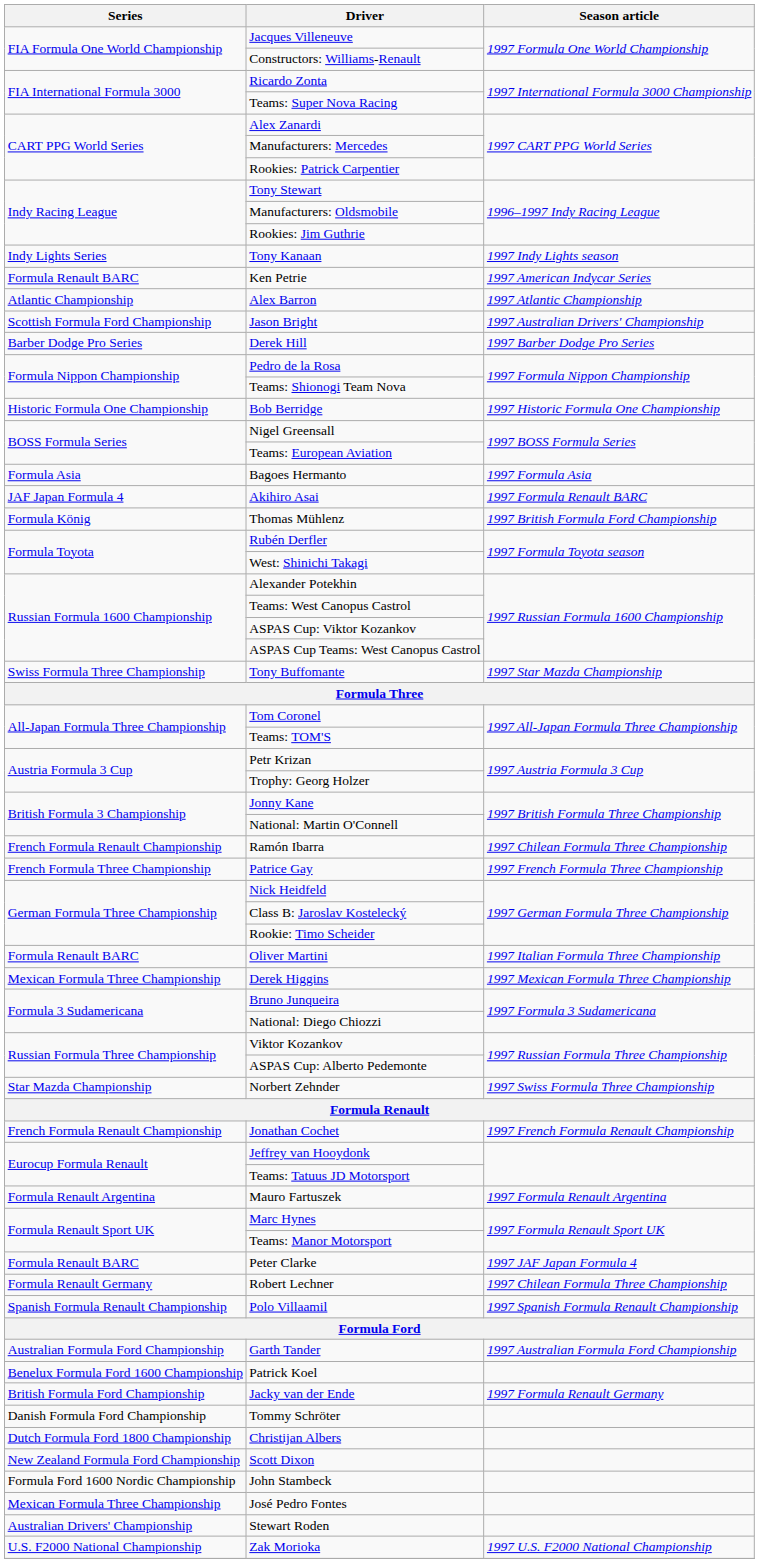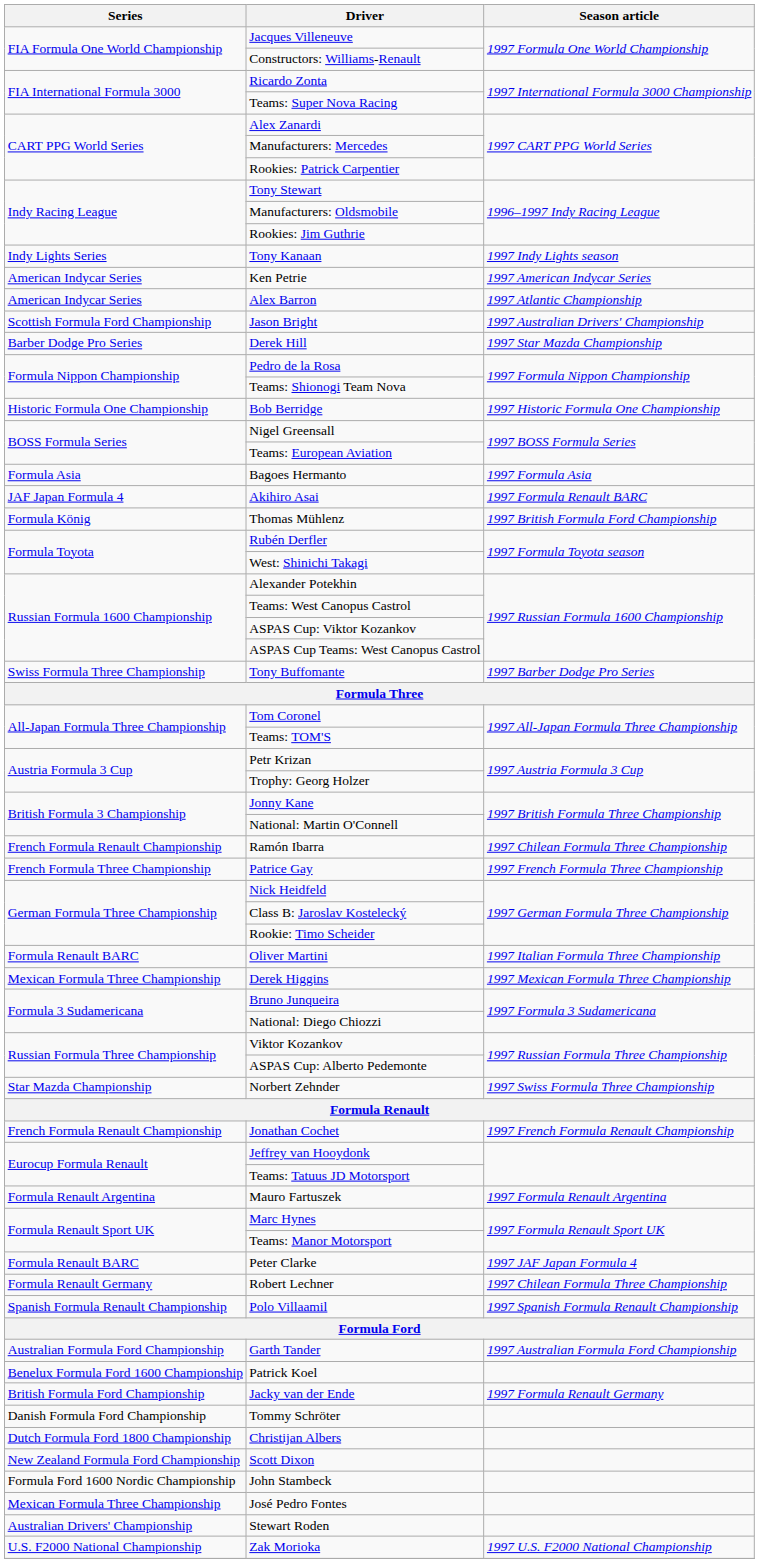(73, 277) Formula Renault BARC -> (75, 277) American Indycar Series
(70, 299) Atlantic Championship -> (75, 299) American Indycar Series
(571, 343) 1997 Barber Dodge Pro Series -> (574, 343) 1997 Star Mazda Championship
(574, 671) 1997 Star Mazda Championship -> (571, 671) 1997 Barber Dodge Pro Series
